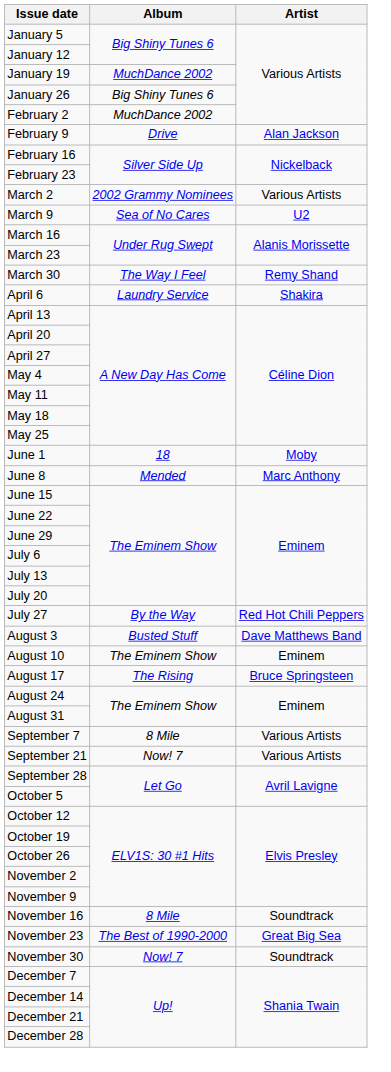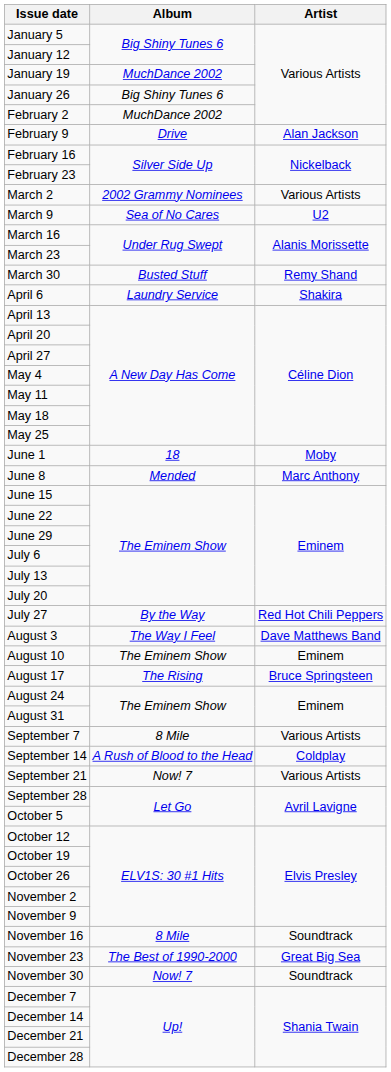(163, 275) The Way I Feel -> (172, 275) Busted Stuff
(163, 635) Busted Stuff -> (172, 635) The Way I Feel
+ row: (47, 756)
